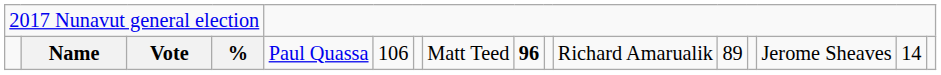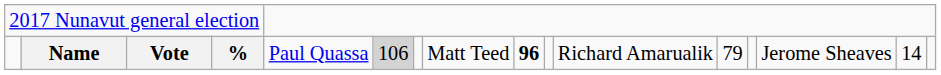(393, 52) no background -> (393, 52) lightgrey background
(733, 52) 89 -> (733, 52) 79
